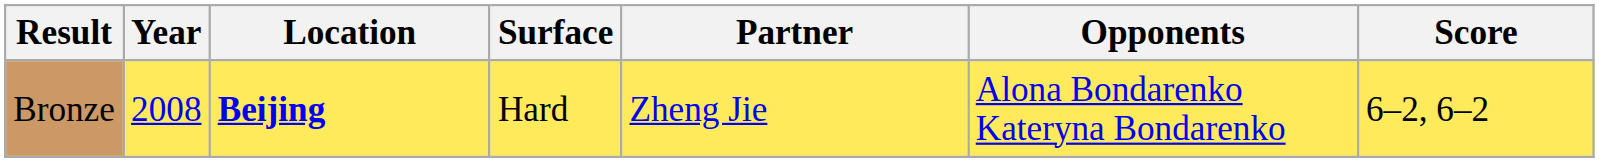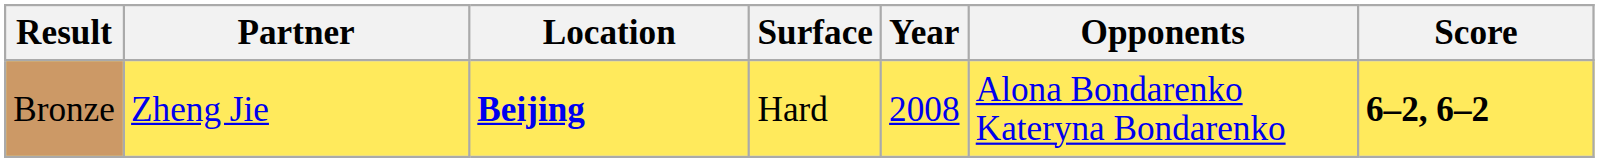columns swapped: (166, 32) <-> (795, 32)
(1428, 108) normal -> (1428, 108) bold
